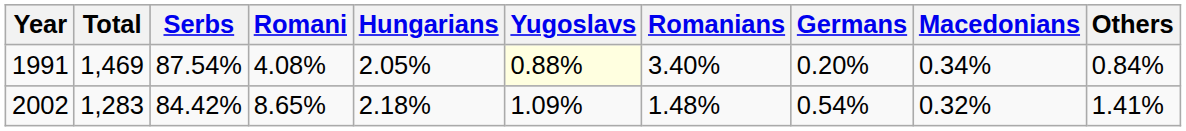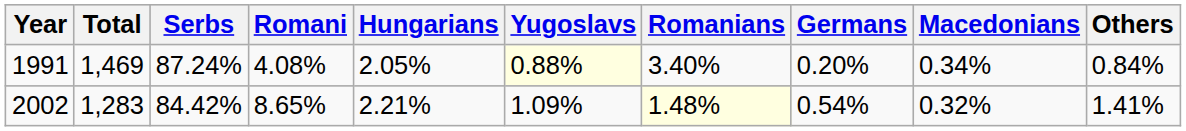(199, 65) 87.54% -> (199, 65) 87.24%
(395, 105) 2.18% -> (395, 105) 2.21%
(684, 105) no background -> (684, 105) lightyellow background
